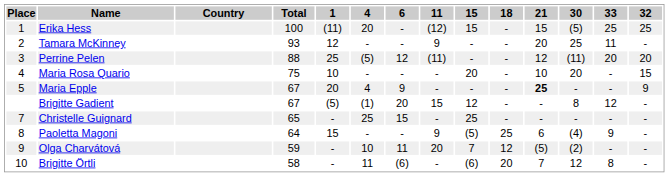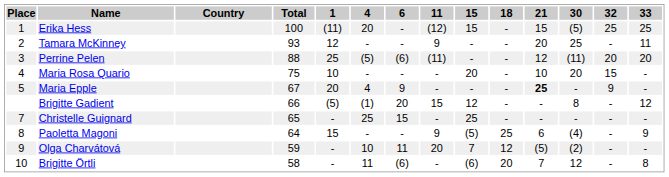columns swapped: (645, 13) <-> (611, 13)
(402, 58) 12 -> (402, 58) (6)
(294, 103) 67 -> (294, 103) 66
